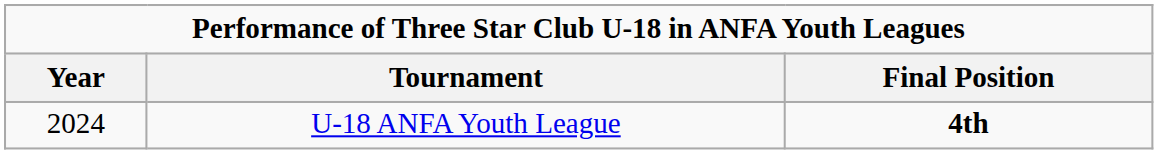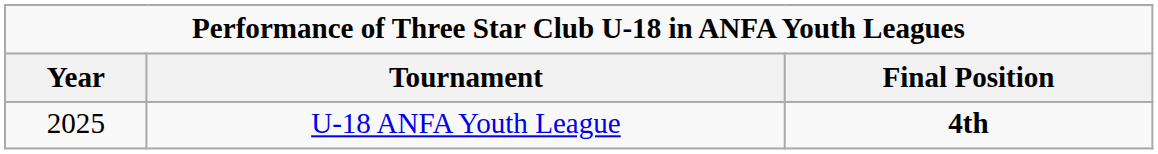(76, 124) 2024 -> (76, 124) 2025
